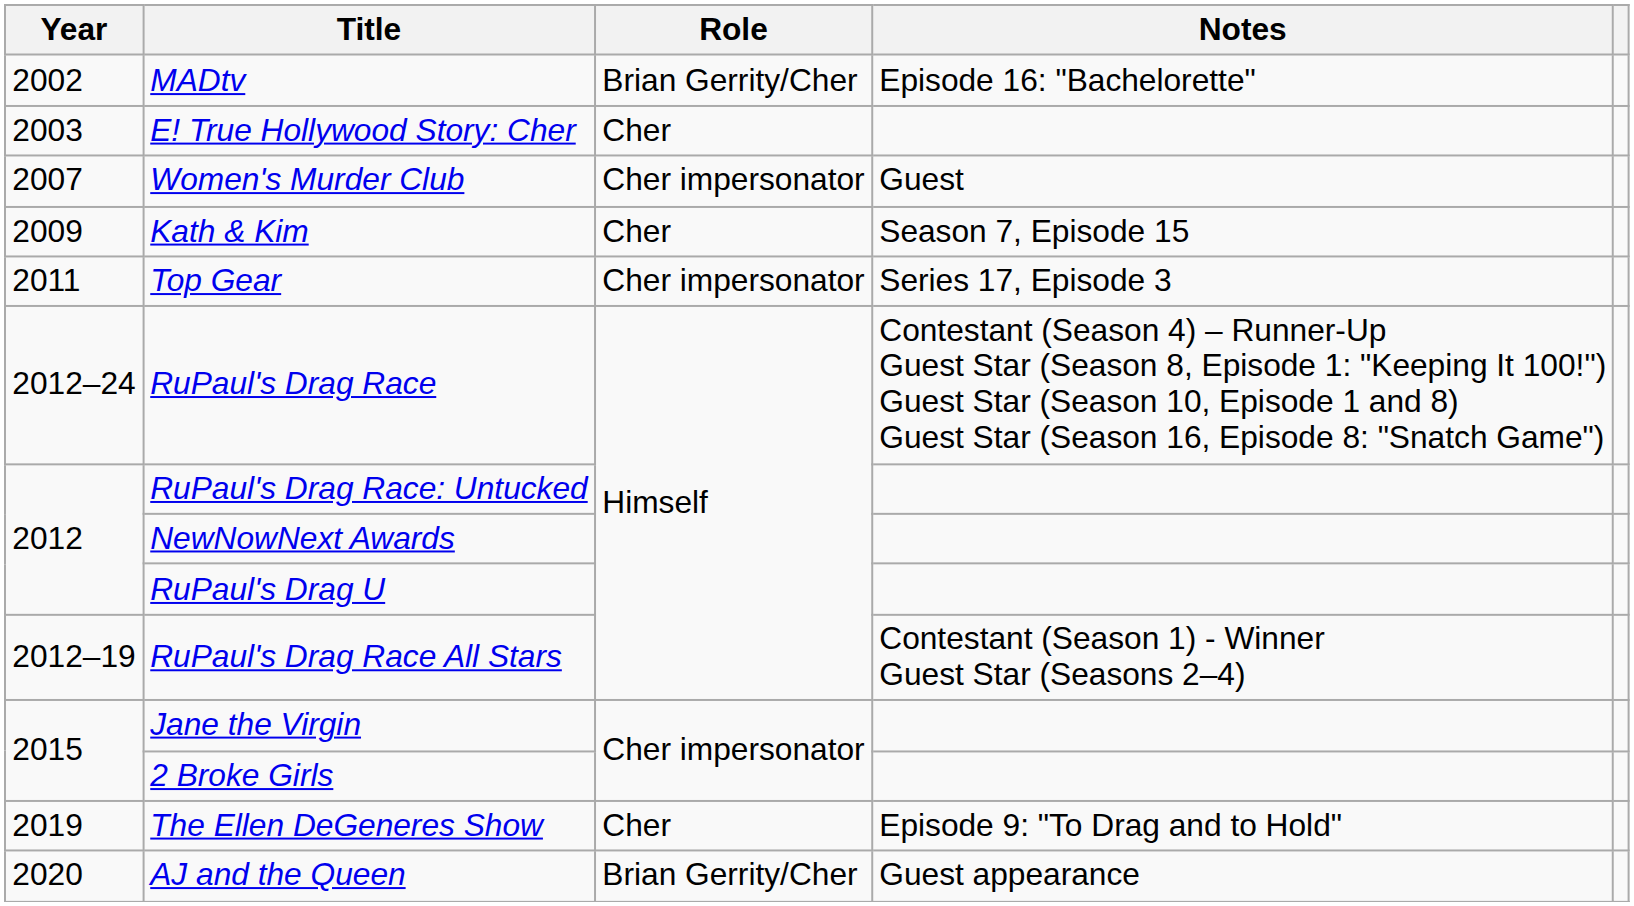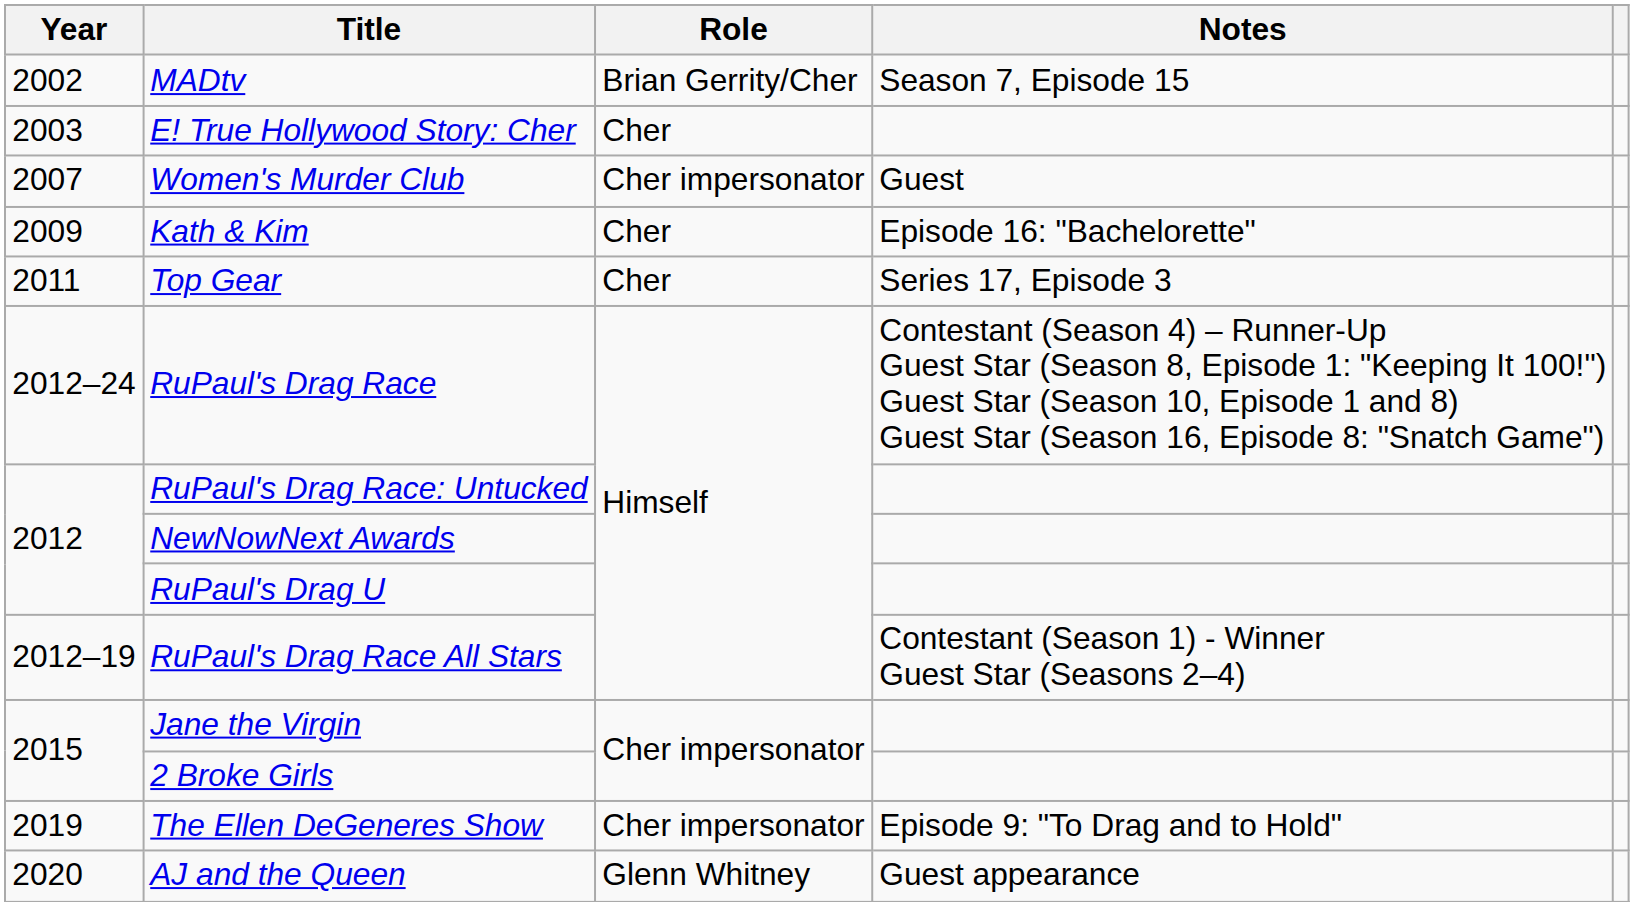(1068, 79) Episode 16: "Bachelorette" -> (1034, 79) Season 7, Episode 15
(1034, 230) Season 7, Episode 15 -> (1068, 230) Episode 16: "Bachelorette"
(733, 280) Cher impersonator -> (637, 280) Cher
(637, 825) Cher -> (733, 825) Cher impersonator
(730, 875) Brian Gerrity/Cher -> (706, 875) Glenn Whitney
